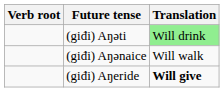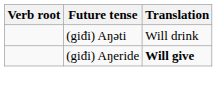(179, 35) lightgreen background -> (172, 35) no background
- row: (106, 55)
